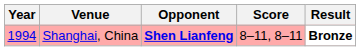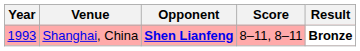(22, 36) 1994 -> (22, 36) 1993
